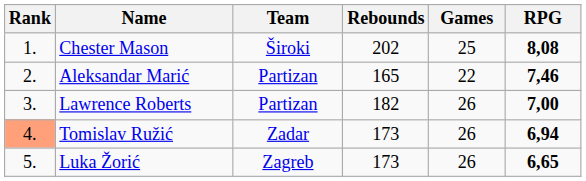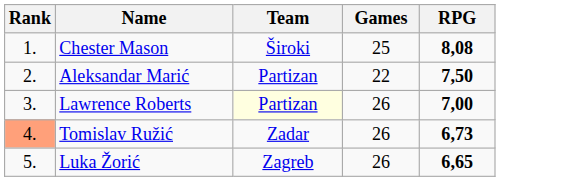- column: (386, 18)
(543, 76) 7,46 -> (457, 76) 7,50
(288, 104) no background -> (288, 104) lightyellow background
(543, 133) 6,94 -> (457, 133) 6,73
